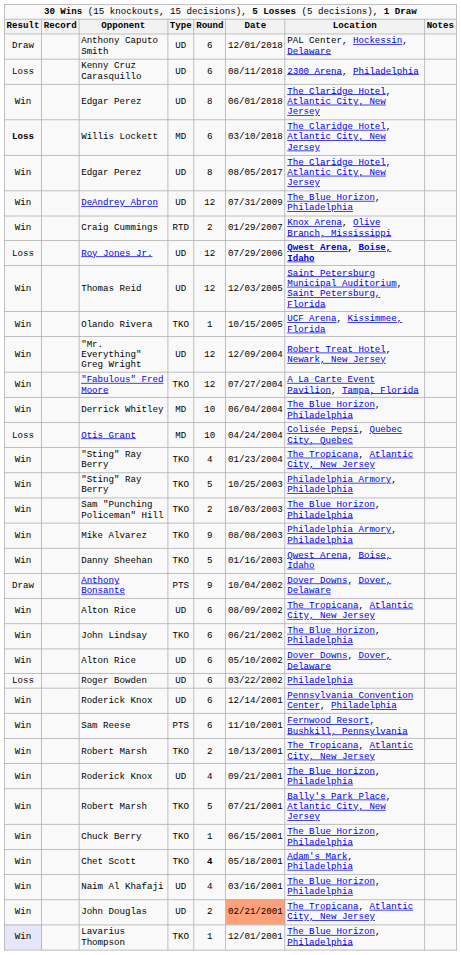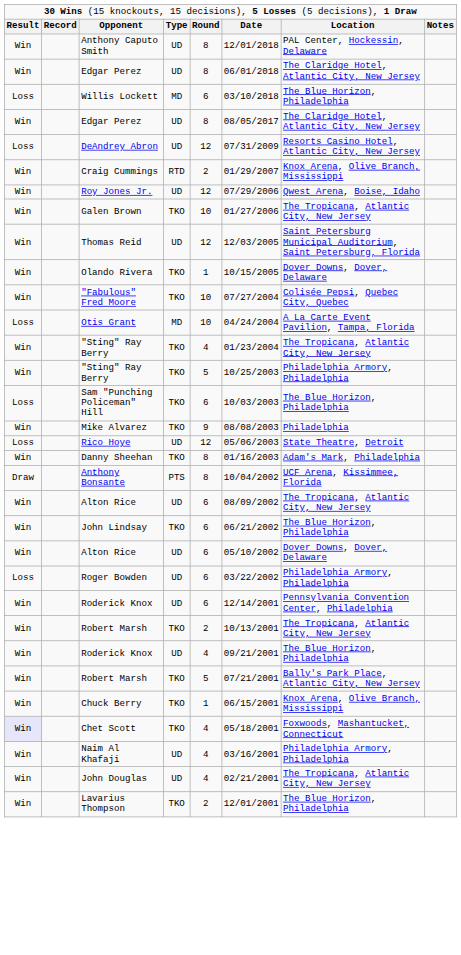(23, 47) Draw -> (23, 47) Win
(210, 47) 6 -> (206, 47) 8
- row: (111, 72)
(23, 138) bold -> (23, 97) normal
(339, 138) The Claridge Hotel, Atlantic City, New Jersey -> (330, 97) The Blue Horizon, Philadelphia
(23, 203) Win -> (23, 147) Loss
(334, 203) The Blue Horizon, Philadelphia -> (352, 147) Resorts Casino Hotel, Atlantic City, New Jersey
(23, 254) Loss -> (23, 192) Win
(339, 254) bold -> (352, 192) normal
+ row: (111, 212)
(345, 325) UCF Arena, Kissimmee, Florida -> (335, 273) Dover Downs, Dover, Delaware
- row: (111, 355)
(210, 385) 12 -> (206, 298) 10
(353, 385) A La Carte Event Pavilion, Tampa, Florida -> (341, 298) Colisée Pepsi, Quebec City, Quebec
- row: (122, 410)
(345, 435) Colisée Pepsi, Quebec City, Quebec -> (349, 323) A La Carte Event Pavilion, Tampa, Florida
(23, 511) Win -> (23, 404) Loss
(210, 511) 2 -> (206, 404) 6
(342, 536) Philadelphia Armory, Philadelphia -> (316, 429) Philadelphia
+ row: (106, 443)
(210, 561) 5 -> (206, 458) 8
(339, 561) Qwest Arena, Boise, Idaho -> (352, 458) Adam's Mark, Philadelphia
(210, 586) 9 -> (206, 478) 8
(339, 586) Dover Downs, Dover, Delaware -> (341, 478) UCF Arena, Kissimmee, Florida
(320, 681) Philadelphia -> (338, 579) Philadelphia Armory, Philadelphia
- row: (106, 726)
(334, 837) The Blue Horizon, Philadelphia -> (352, 704) Knox Arena, Olive Branch, Mississippi
(23, 862) no background -> (23, 729) lavender background
(210, 862) bold -> (206, 729) normal
(320, 862) Adam's Mark, Philadelphia -> (346, 729) Foxwoods, Mashantucket, Connecticut
(334, 887) The Blue Horizon, Philadelphia -> (338, 754) Philadelphia Armory, Philadelphia
(210, 913) 2 -> (206, 779) 4
(255, 913) lightsalmon background -> (251, 779) no background
(23, 938) lavender background -> (23, 805) no background
(210, 938) 1 -> (206, 805) 2
